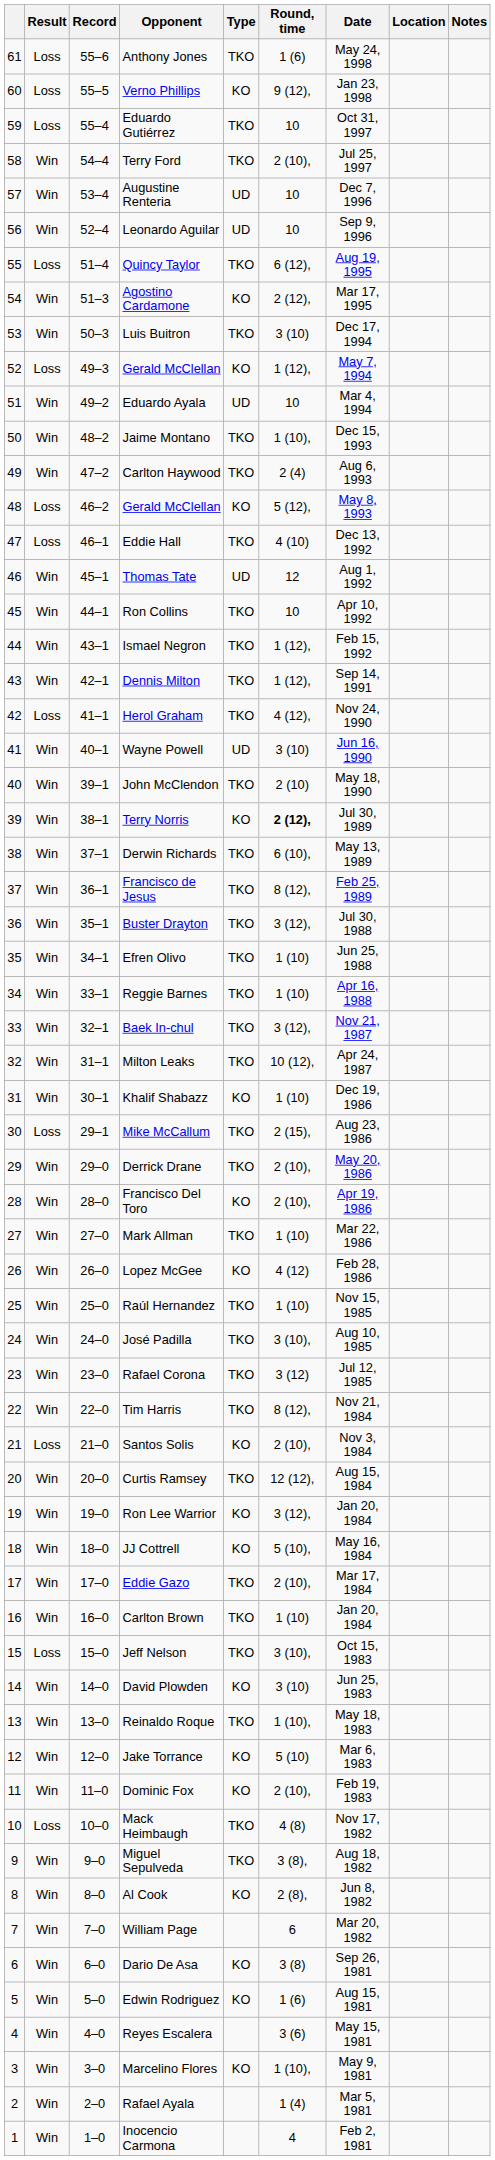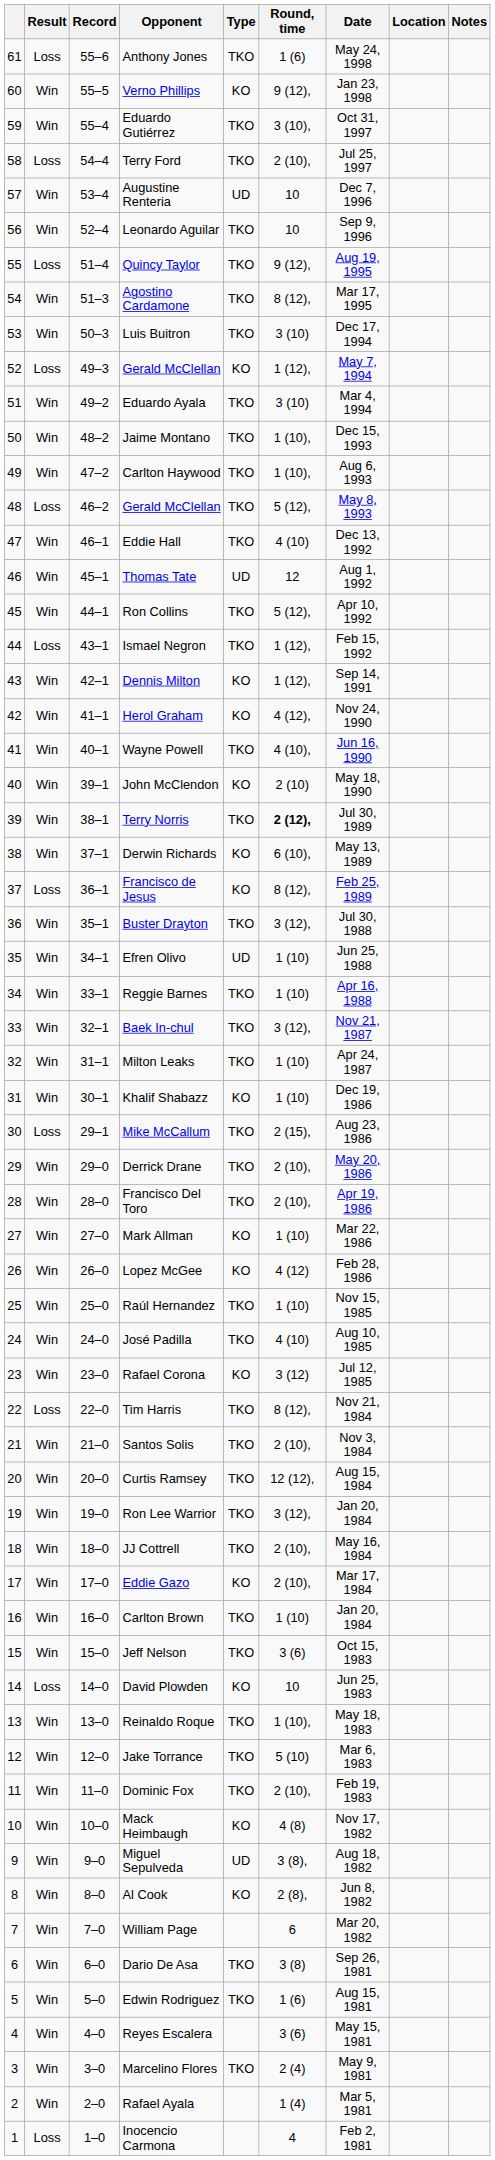(47, 91) Loss -> (47, 91) Win
(47, 125) Loss -> (47, 125) Win
(292, 125) 10 -> (292, 125) 3 (10),
(47, 160) Win -> (47, 160) Loss
(241, 230) UD -> (241, 230) TKO
(292, 264) 6 (12), -> (292, 264) 9 (12),
(241, 299) KO -> (241, 299) TKO
(292, 299) 2 (12), -> (292, 299) 8 (12),
(241, 403) UD -> (241, 403) TKO
(292, 403) 10 -> (292, 403) 3 (10)
(292, 472) 2 (4) -> (292, 472) 1 (10),
(241, 507) KO -> (241, 507) TKO
(47, 542) Loss -> (47, 542) Win
(292, 611) 10 -> (292, 611) 5 (12),
(47, 646) Win -> (47, 646) Loss
(241, 681) TKO -> (241, 681) KO
(47, 715) Loss -> (47, 715) Win
(241, 715) TKO -> (241, 715) KO
(241, 750) UD -> (241, 750) TKO
(292, 750) 3 (10) -> (292, 750) 4 (10),
(241, 785) TKO -> (241, 785) KO
(241, 819) KO -> (241, 819) TKO
(241, 854) TKO -> (241, 854) KO
(47, 889) Win -> (47, 889) Loss
(241, 889) TKO -> (241, 889) KO
(241, 958) TKO -> (241, 958) UD
(292, 1062) 10 (12), -> (292, 1062) 1 (10)
(241, 1201) KO -> (241, 1201) TKO
(241, 1236) TKO -> (241, 1236) KO
(292, 1340) 3 (10), -> (292, 1340) 4 (10)
(241, 1375) TKO -> (241, 1375) KO
(47, 1409) Win -> (47, 1409) Loss
(47, 1444) Loss -> (47, 1444) Win
(241, 1444) KO -> (241, 1444) TKO
(241, 1513) KO -> (241, 1513) TKO
(241, 1548) KO -> (241, 1548) TKO
(292, 1548) 5 (10), -> (292, 1548) 2 (10),
(241, 1583) TKO -> (241, 1583) KO
(47, 1652) Loss -> (47, 1652) Win
(292, 1652) 3 (10), -> (292, 1652) 3 (6)
(47, 1687) Win -> (47, 1687) Loss
(292, 1687) 3 (10) -> (292, 1687) 10
(241, 1756) KO -> (241, 1756) TKO
(241, 1791) KO -> (241, 1791) TKO
(47, 1826) Loss -> (47, 1826) Win
(241, 1826) TKO -> (241, 1826) KO
(241, 1860) TKO -> (241, 1860) UD
(241, 1965) KO -> (241, 1965) TKO
(241, 1999) KO -> (241, 1999) TKO
(241, 2069) KO -> (241, 2069) TKO
(292, 2069) 1 (10), -> (292, 2069) 2 (4)
(47, 2138) Win -> (47, 2138) Loss
